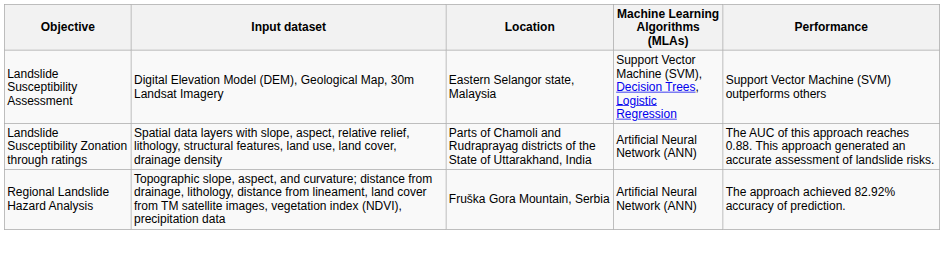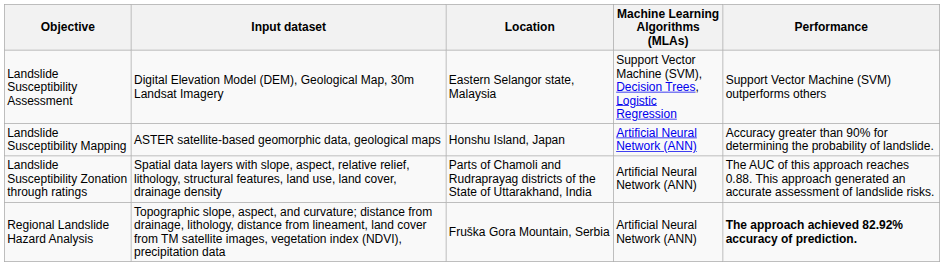+ row: (67, 139)
(810, 199) normal -> (814, 231) bold
